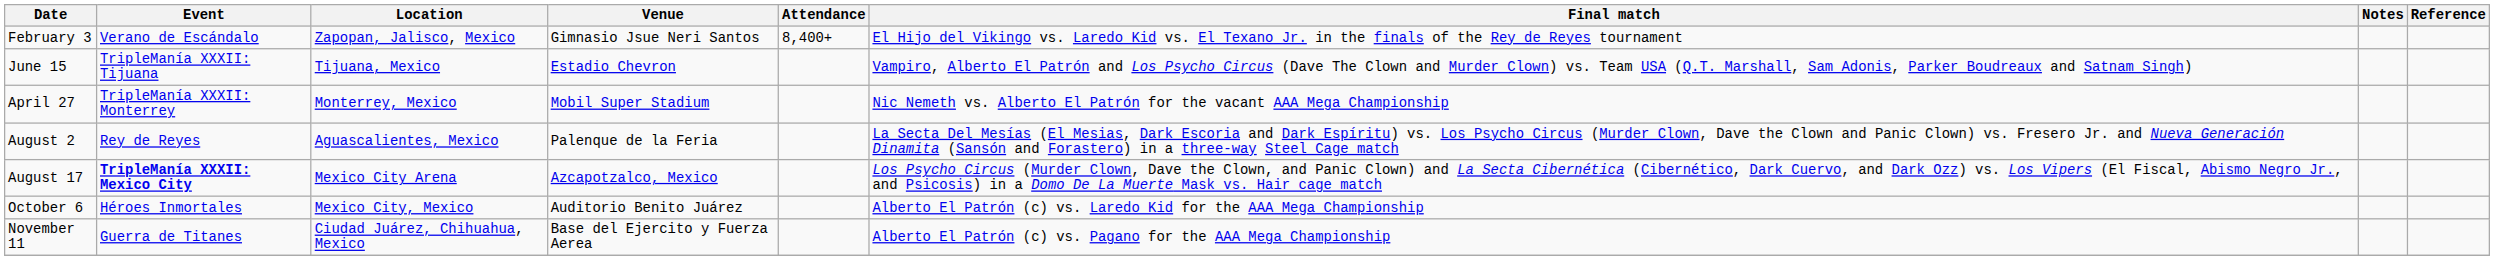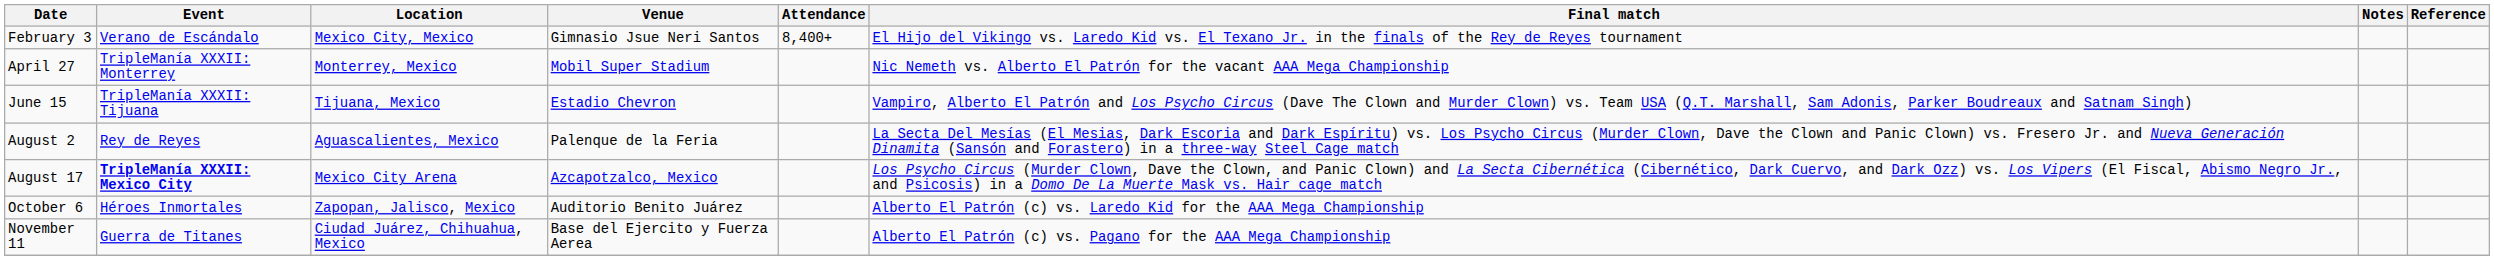(415, 38) Zapopan, Jalisco, Mexico -> (394, 38) Mexico City, Mexico
rows swapped: (41, 104) <-> (37, 67)
(394, 208) Mexico City, Mexico -> (415, 208) Zapopan, Jalisco, Mexico
